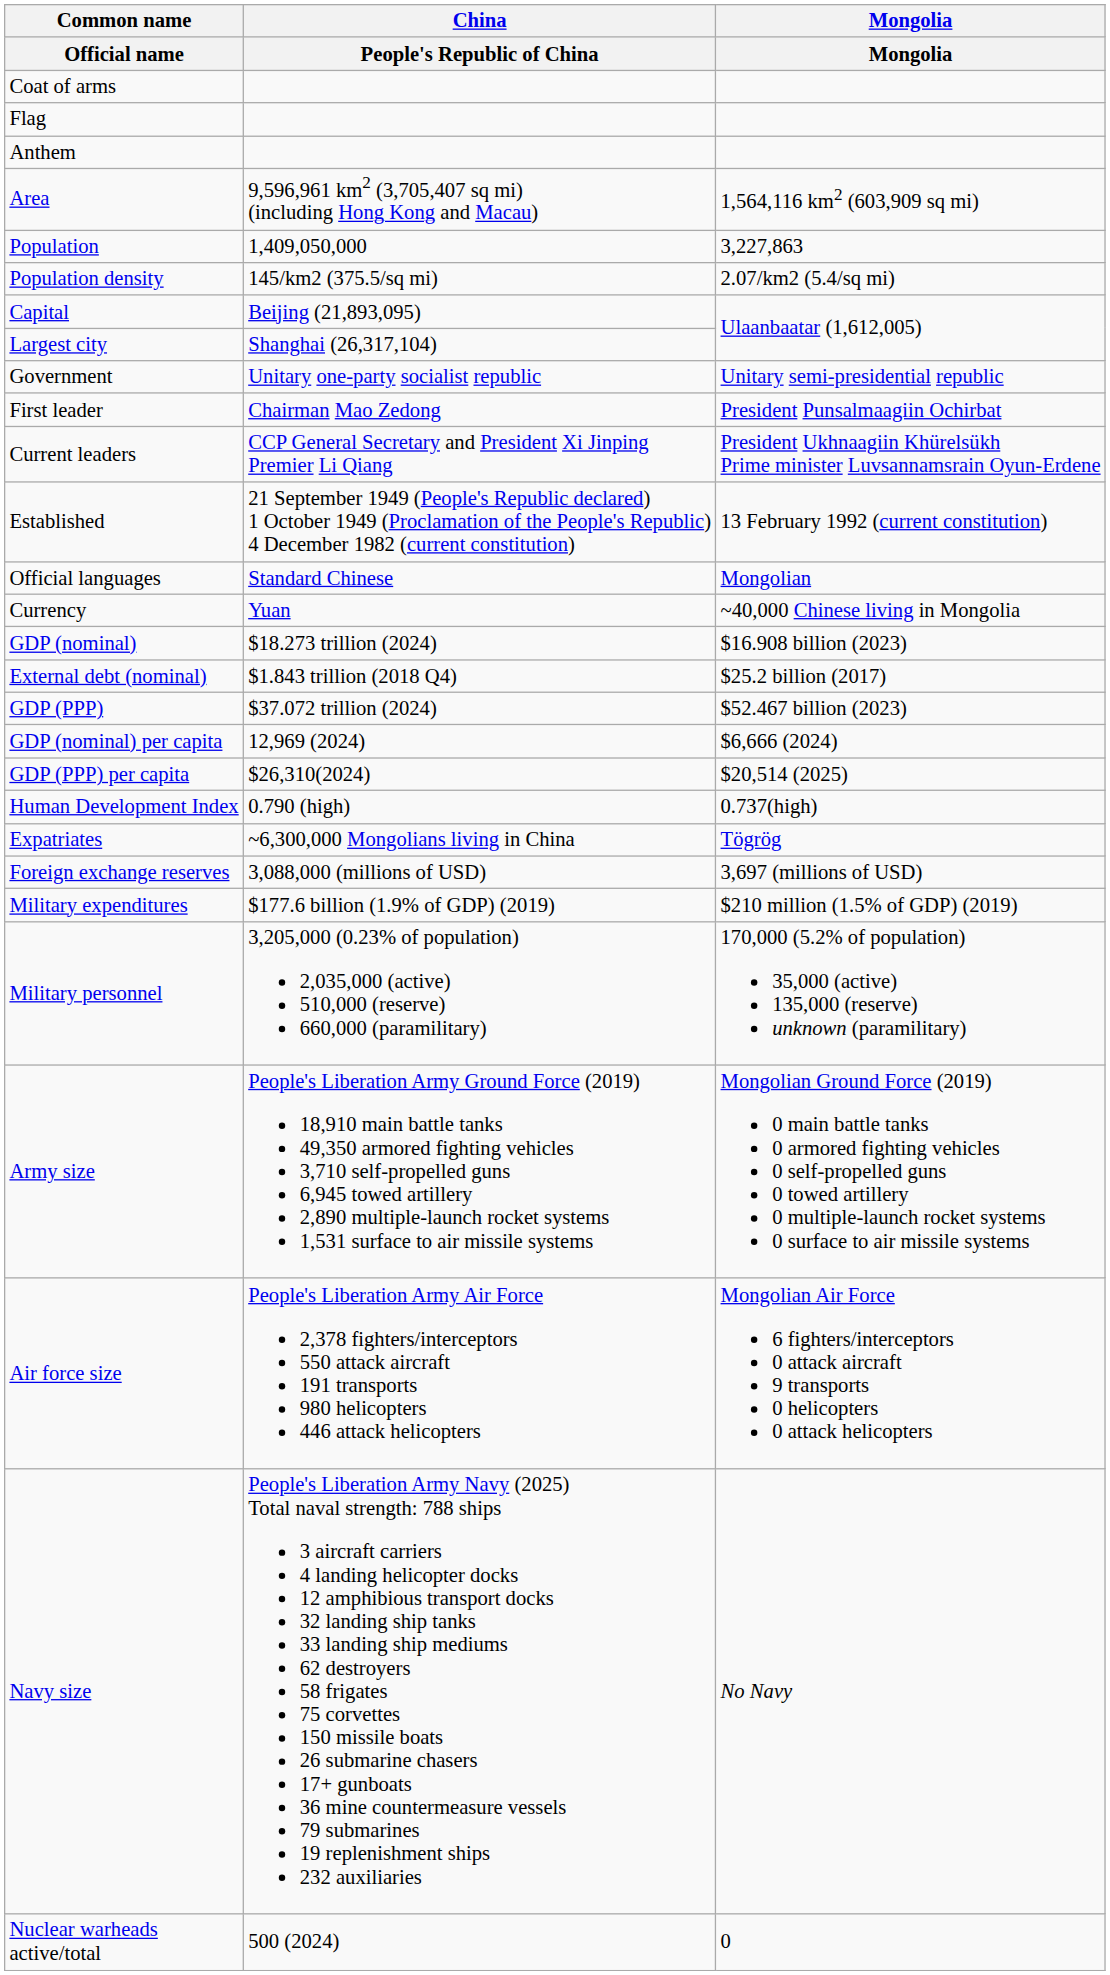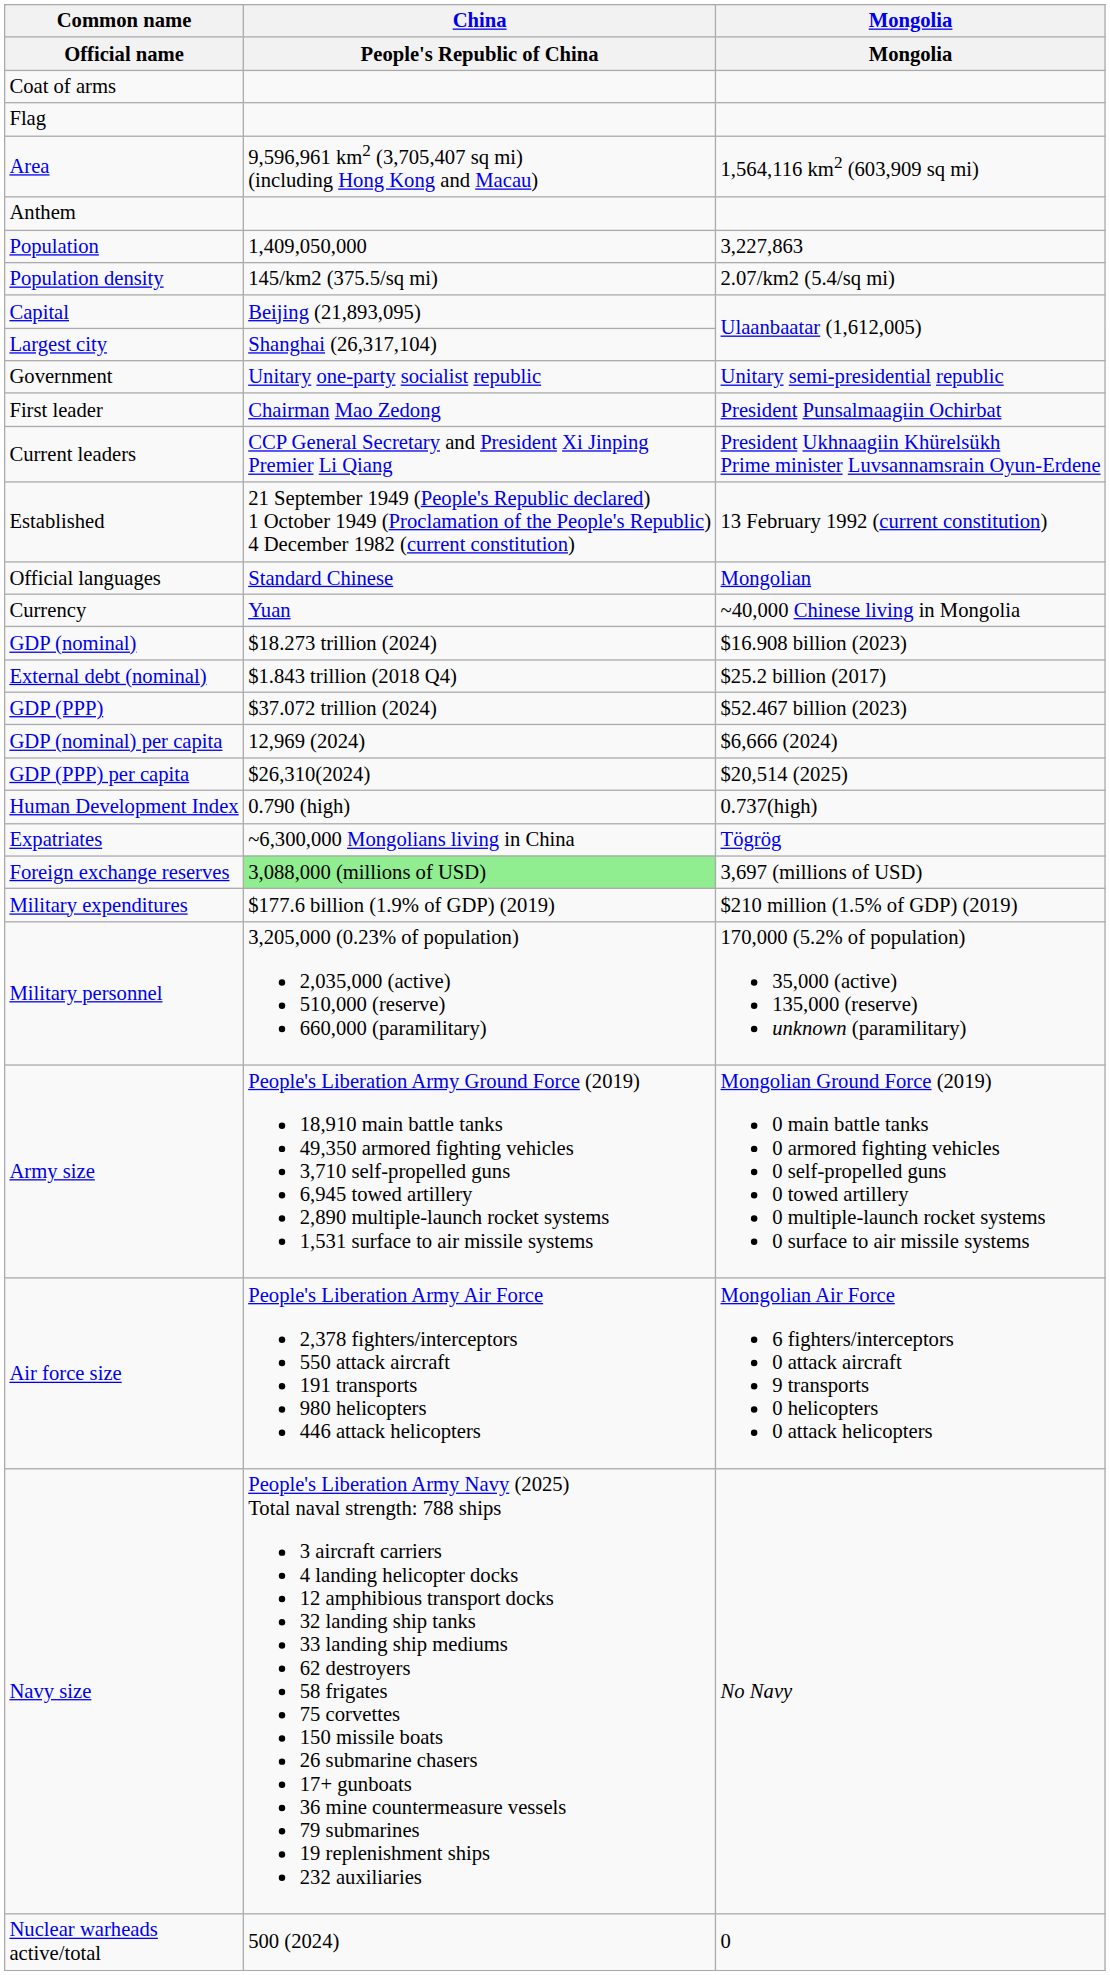rows swapped: (43, 151) <-> (29, 198)
(367, 872) no background -> (367, 872) lightgreen background
